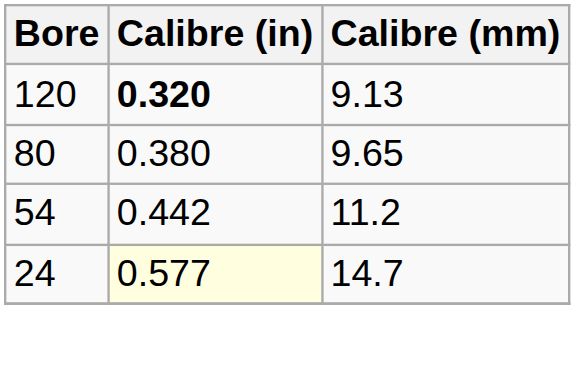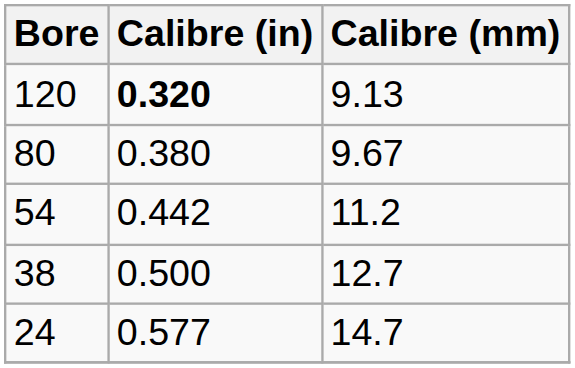(367, 153) 9.65 -> (367, 153) 9.67
+ row: (35, 272)
(164, 272) lightyellow background -> (164, 332) no background
